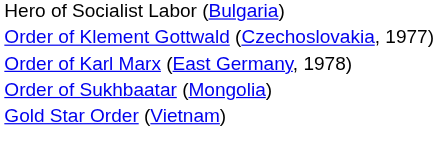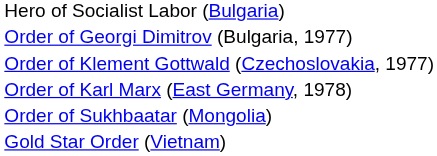+ row: (178, 37)
